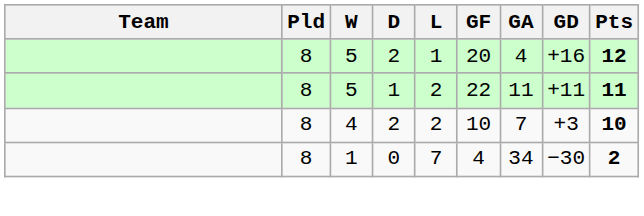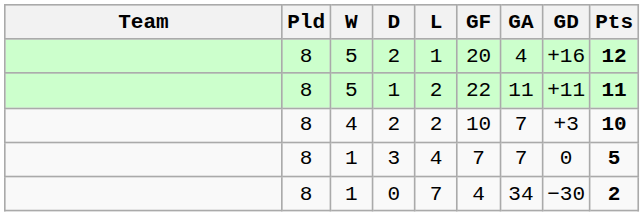+ row: (351, 159)
